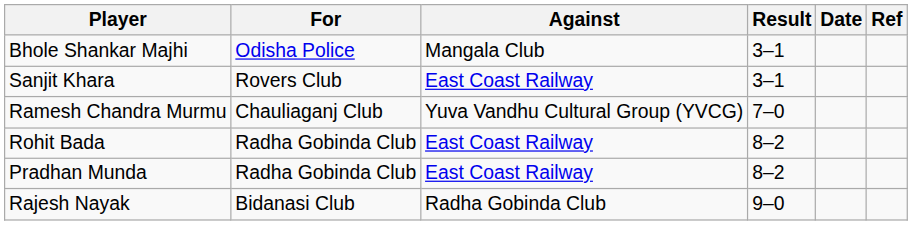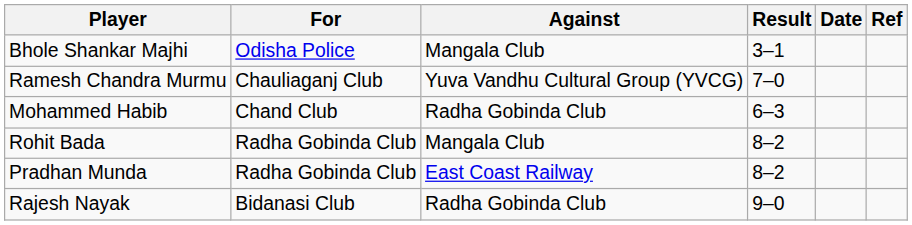- row: (62, 81)
+ row: (88, 111)
(509, 142) East Coast Railway -> (485, 142) Mangala Club
